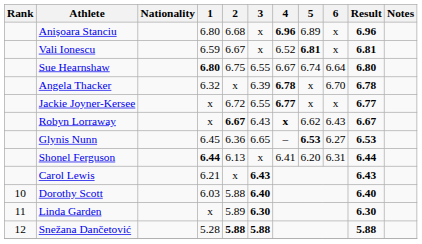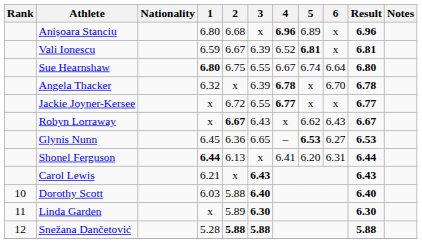(260, 49) x -> (260, 49) 6.39
(285, 121) bold -> (285, 121) normal
